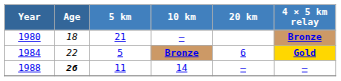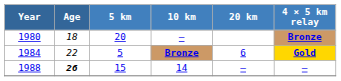(120, 38) 21 -> (120, 38) 20
(120, 68) 11 -> (120, 68) 15
